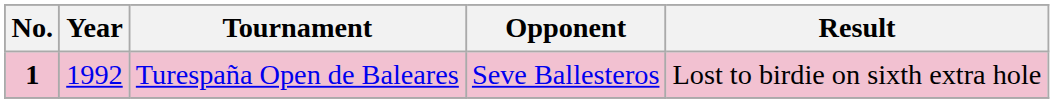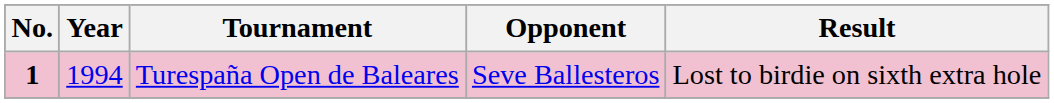(94, 74) 1992 -> (94, 74) 1994
